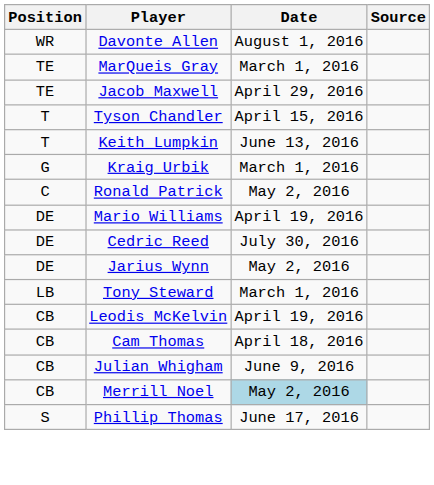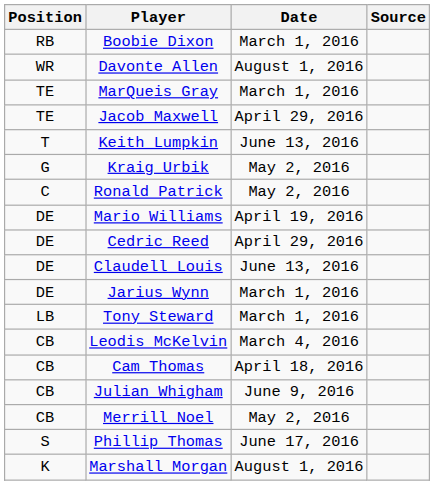+ row: (158, 42)
- row: (158, 117)
(299, 167) March 1, 2016 -> (299, 167) May 2, 2016
(299, 242) July 30, 2016 -> (299, 242) April 29, 2016
+ row: (158, 267)
(299, 267) May 2, 2016 -> (299, 292) March 1, 2016
(299, 317) April 19, 2016 -> (299, 342) March 4, 2016
(299, 392) lightblue background -> (299, 417) no background
+ row: (158, 467)
